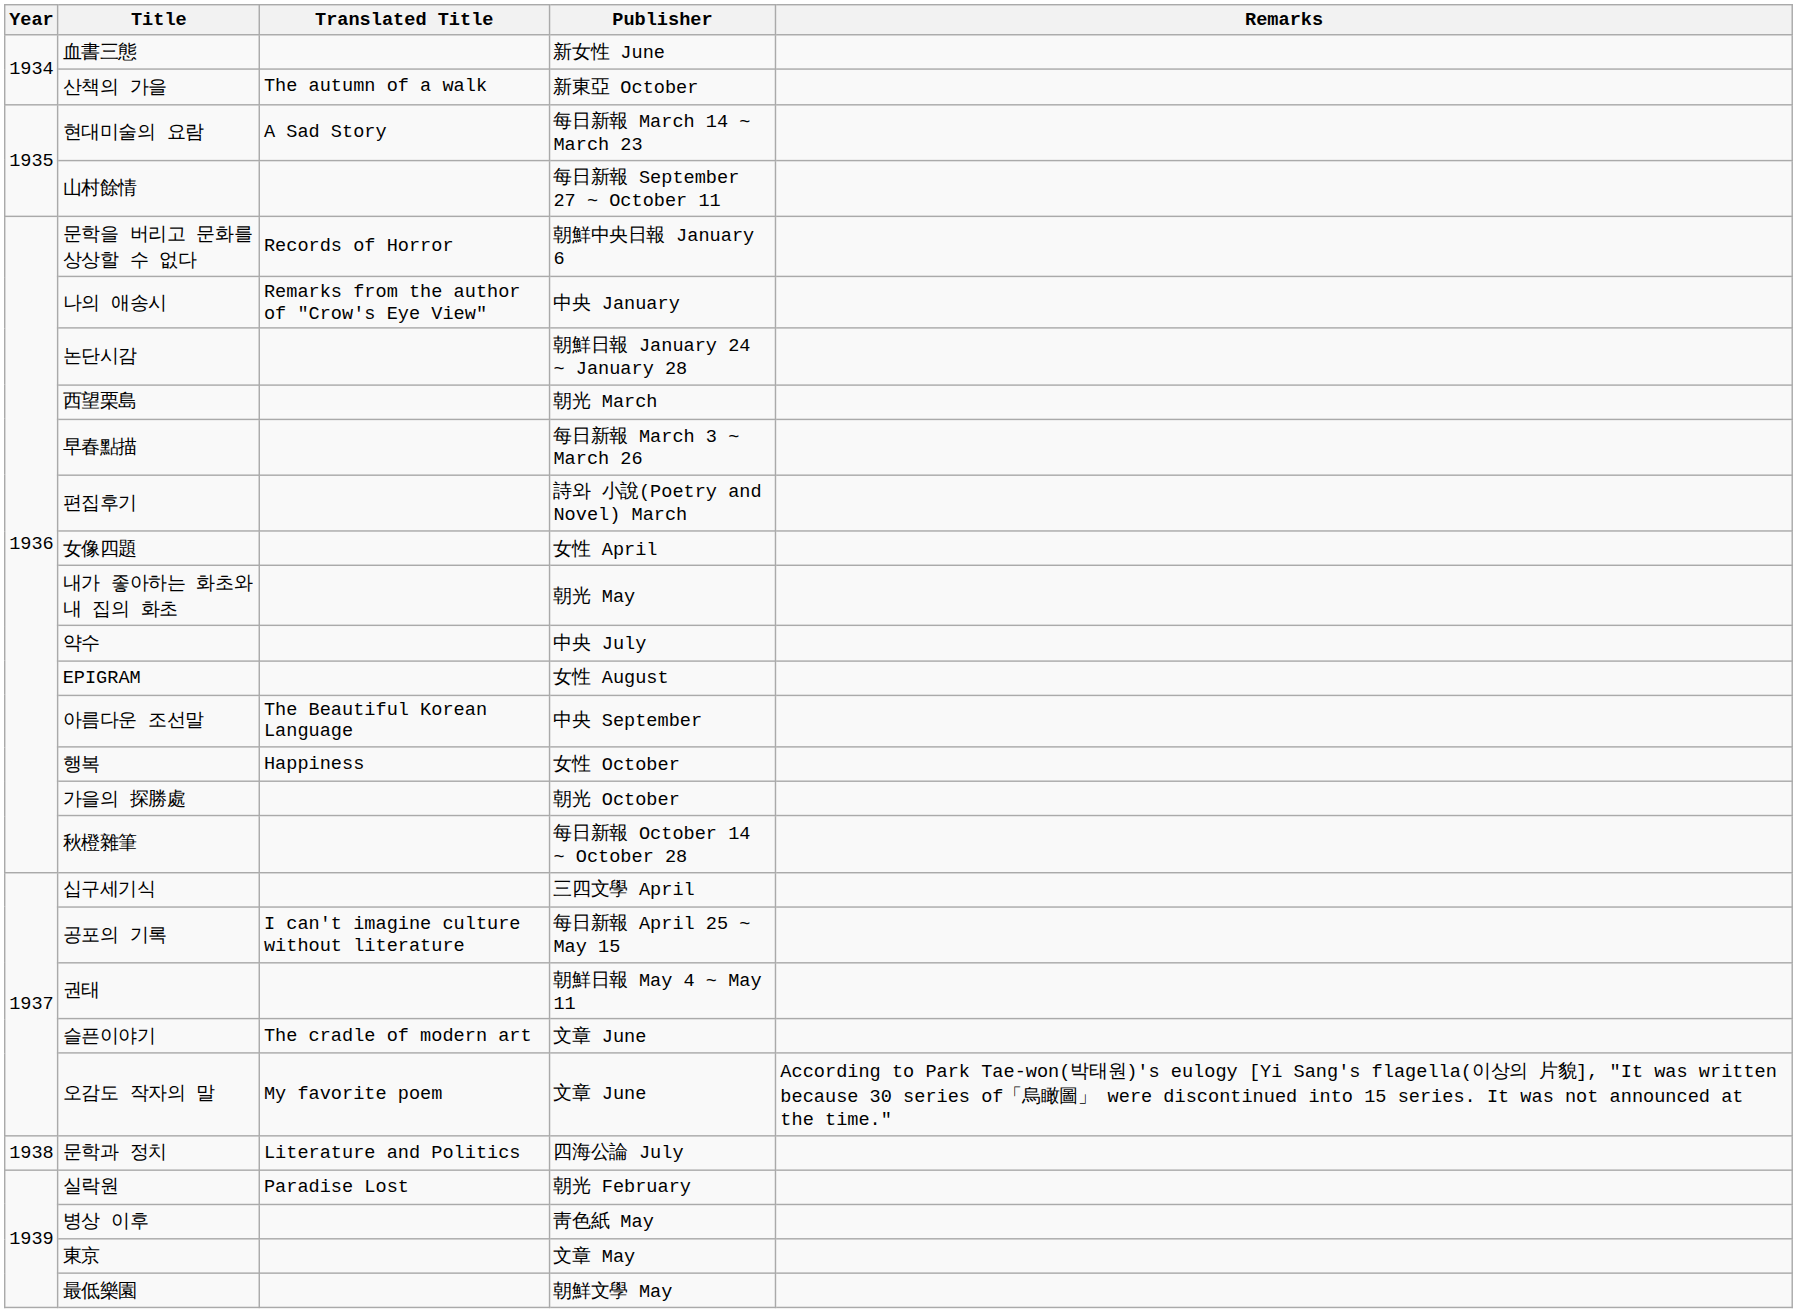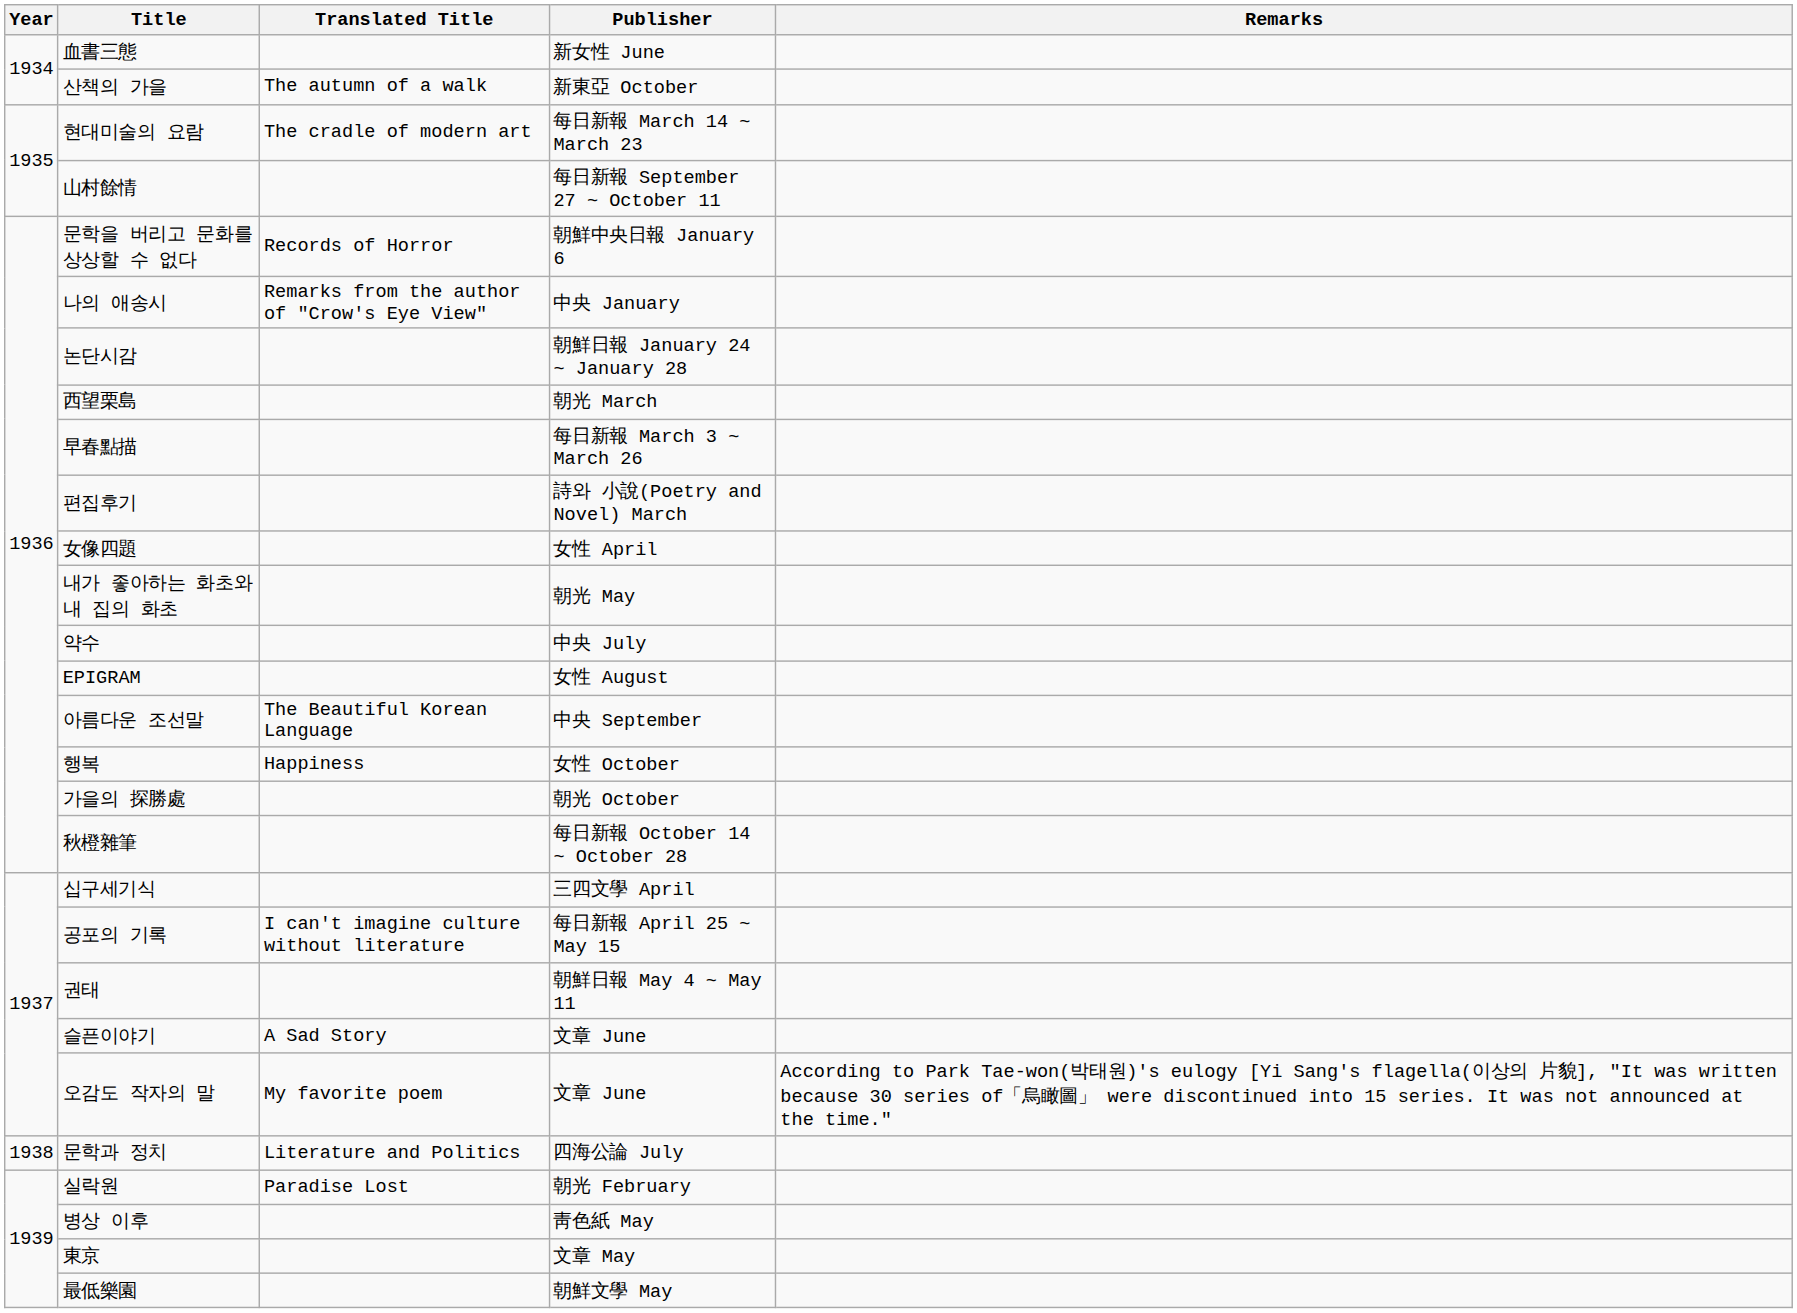(325, 132) A Sad Story -> (398, 132) The cradle of modern art
(398, 1036) The cradle of modern art -> (325, 1036) A Sad Story
